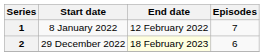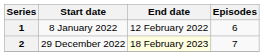(235, 28) 7 -> (235, 28) 6
(235, 43) 6 -> (235, 43) 7
